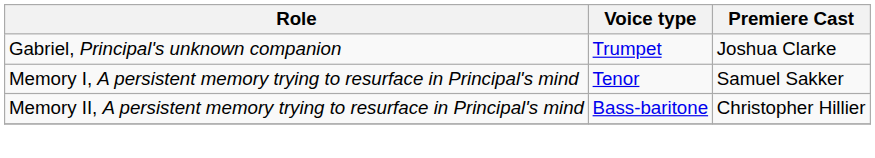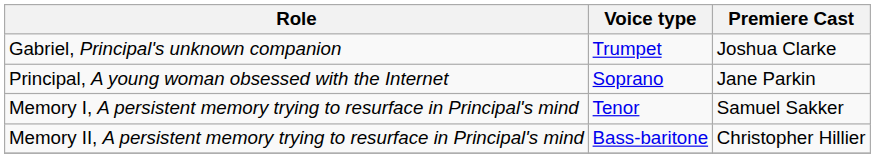+ row: (229, 78)
